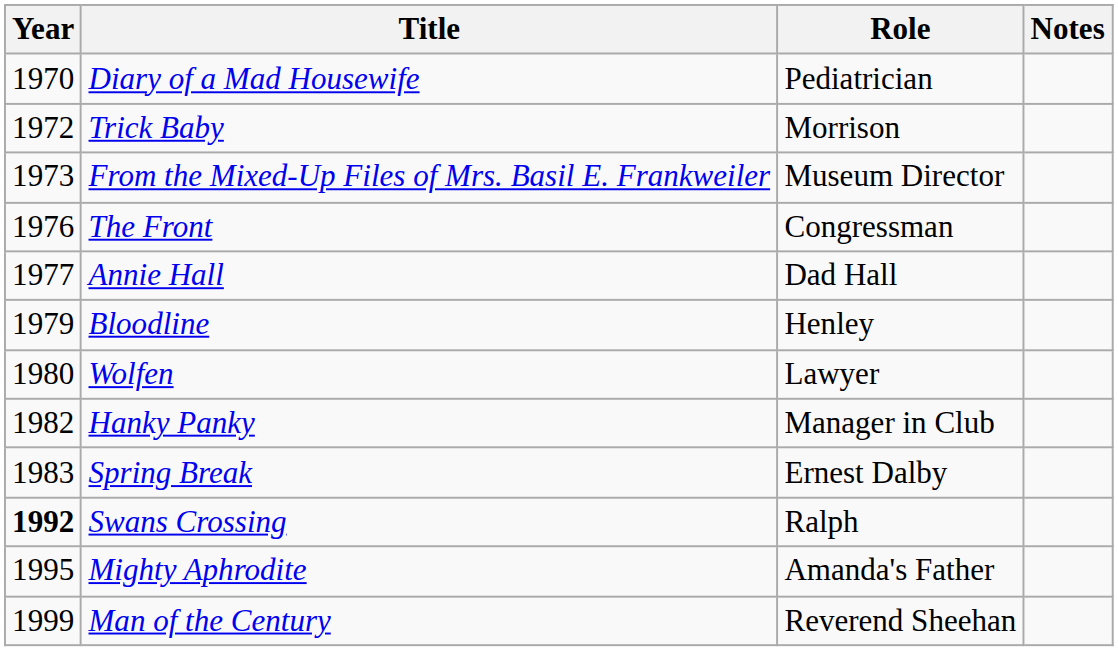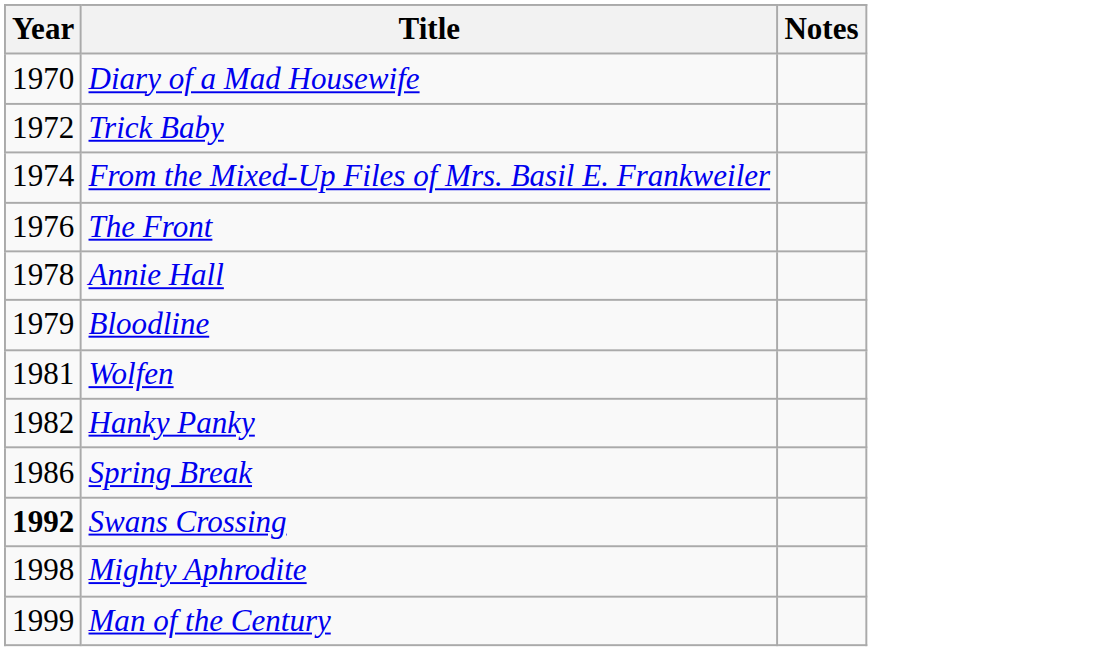- column: (900, 29)
(43, 176) 1973 -> (43, 176) 1974
(43, 275) 1977 -> (43, 275) 1978
(43, 373) 1980 -> (43, 373) 1981
(43, 472) 1983 -> (43, 472) 1986
(43, 570) 1995 -> (43, 570) 1998
